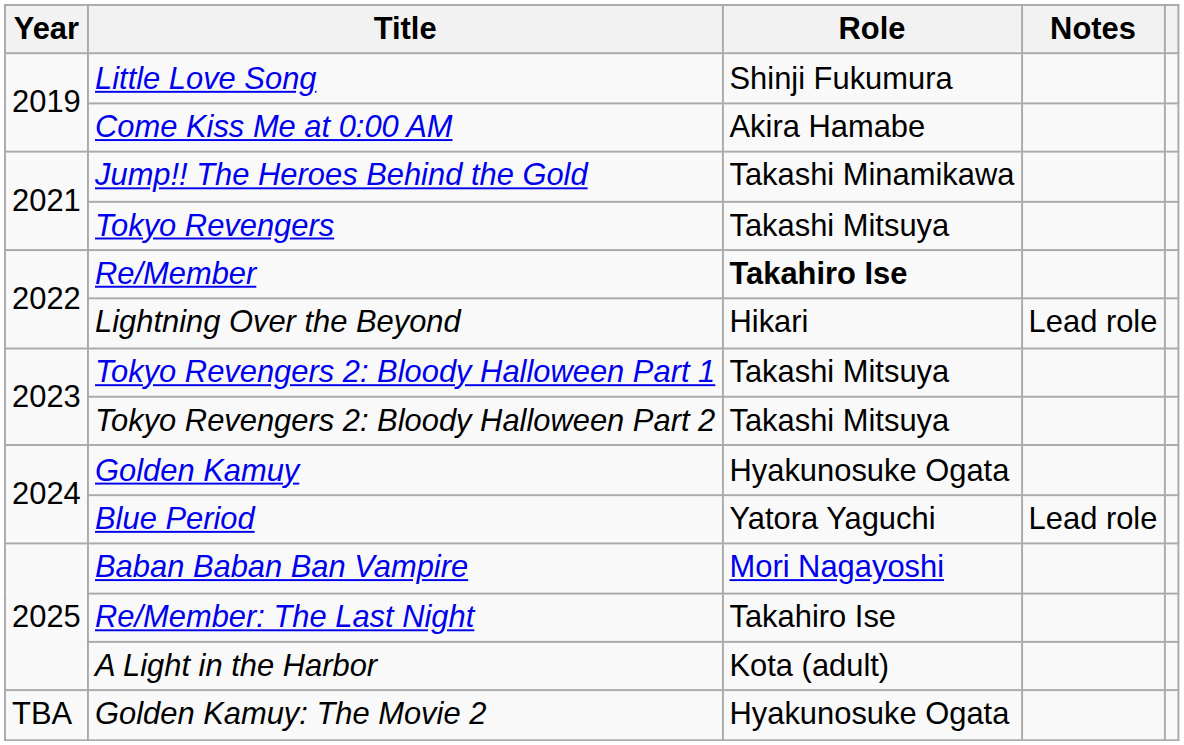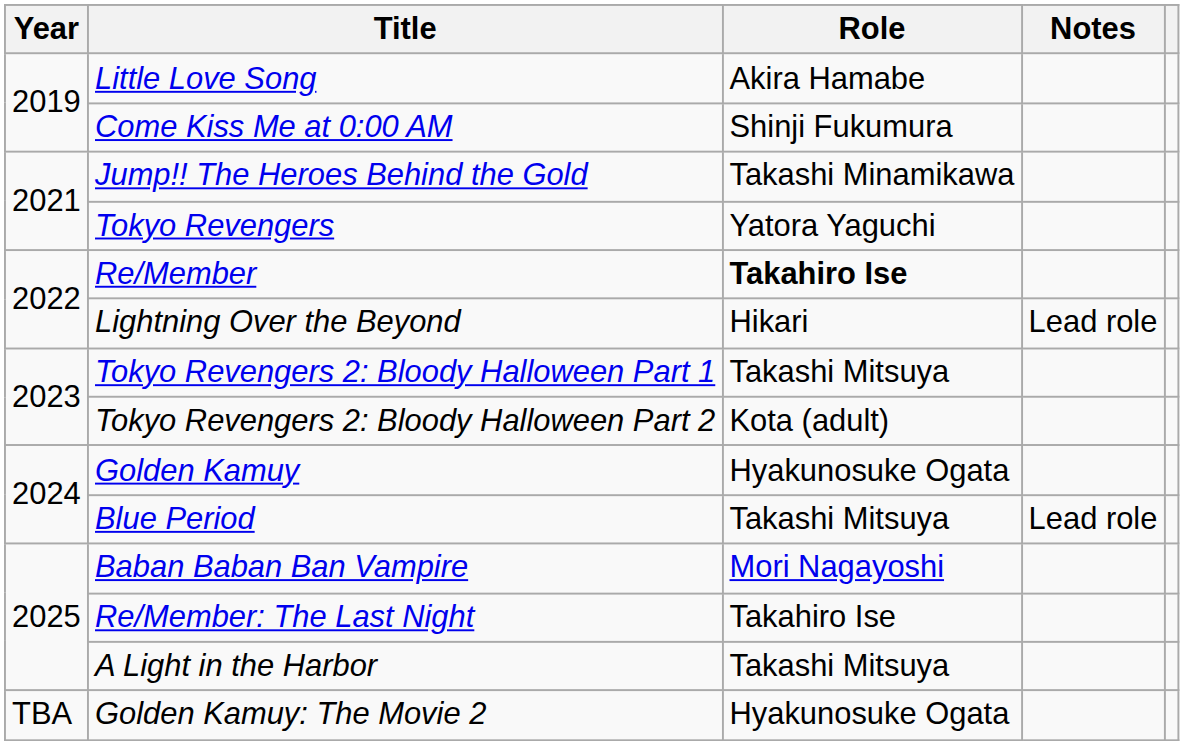(841, 77) Shinji Fukumura -> (827, 77) Akira Hamabe
(827, 126) Akira Hamabe -> (841, 126) Shinji Fukumura
(839, 224) Takashi Mitsuya -> (833, 224) Yatora Yaguchi
(839, 420) Takashi Mitsuya -> (809, 420) Kota (adult)
(833, 518) Yatora Yaguchi -> (839, 518) Takashi Mitsuya
(809, 665) Kota (adult) -> (839, 665) Takashi Mitsuya
